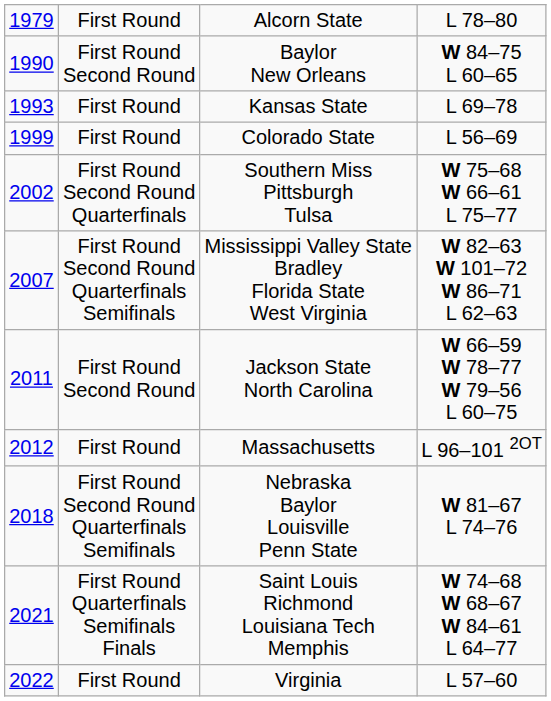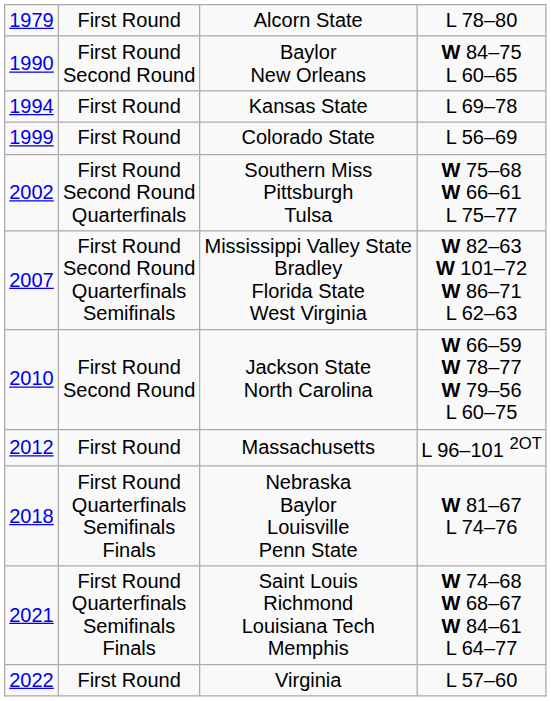(31, 106) 1993 -> (31, 106) 1994
(31, 379) 2011 -> (31, 379) 2010
(129, 515) First Round Second Round Quarterfinals Semifinals -> (129, 515) First Round Quarterfinals Semifinals Finals
